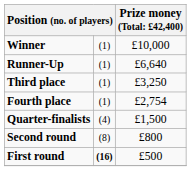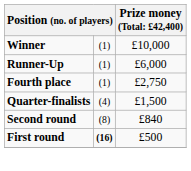(151, 63) £6,640 -> (151, 63) £6,000
- row: (36, 82)
(151, 100) £2,754 -> (151, 82) £2,750
(151, 138) £800 -> (151, 119) £840
